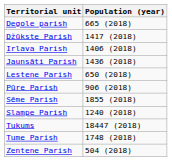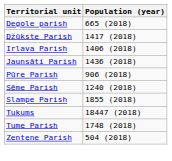- row: (39, 74)
(111, 100) 1855 (2018) -> (111, 87) 1240 (2018)
(111, 112) 1240 (2018) -> (111, 100) 1855 (2018)
